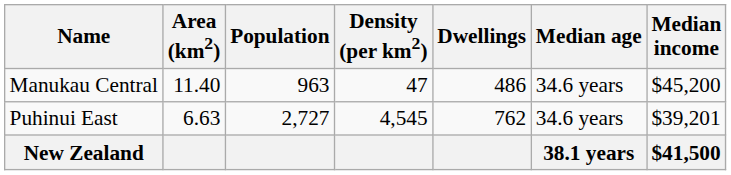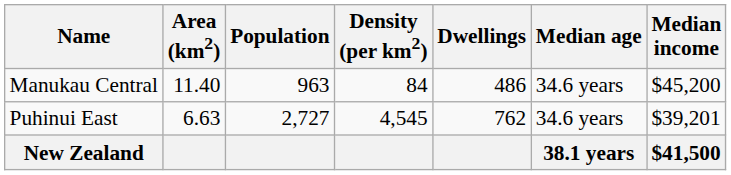(417, 84) 47 -> (417, 84) 84
